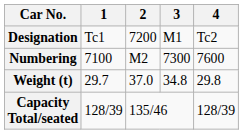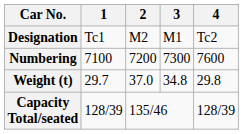(143, 37) 7200 -> (139, 37) M2
(139, 59) M2 -> (143, 59) 7200
